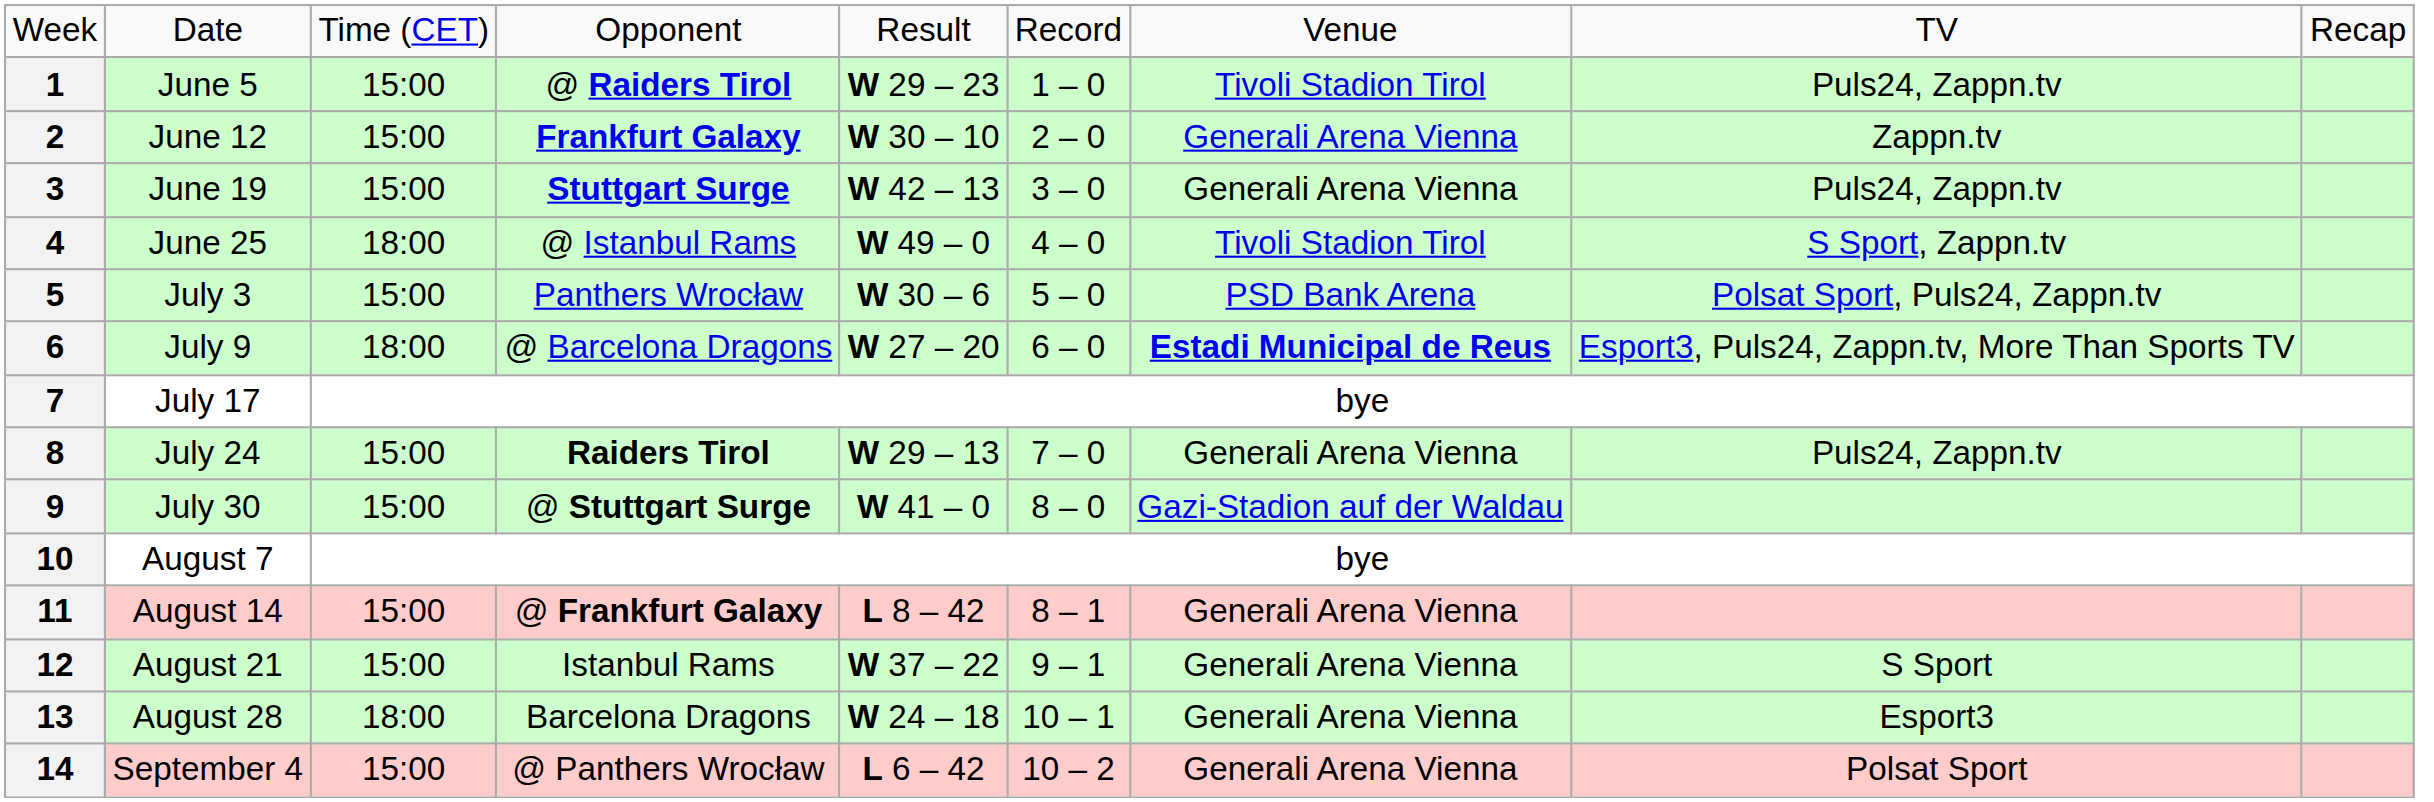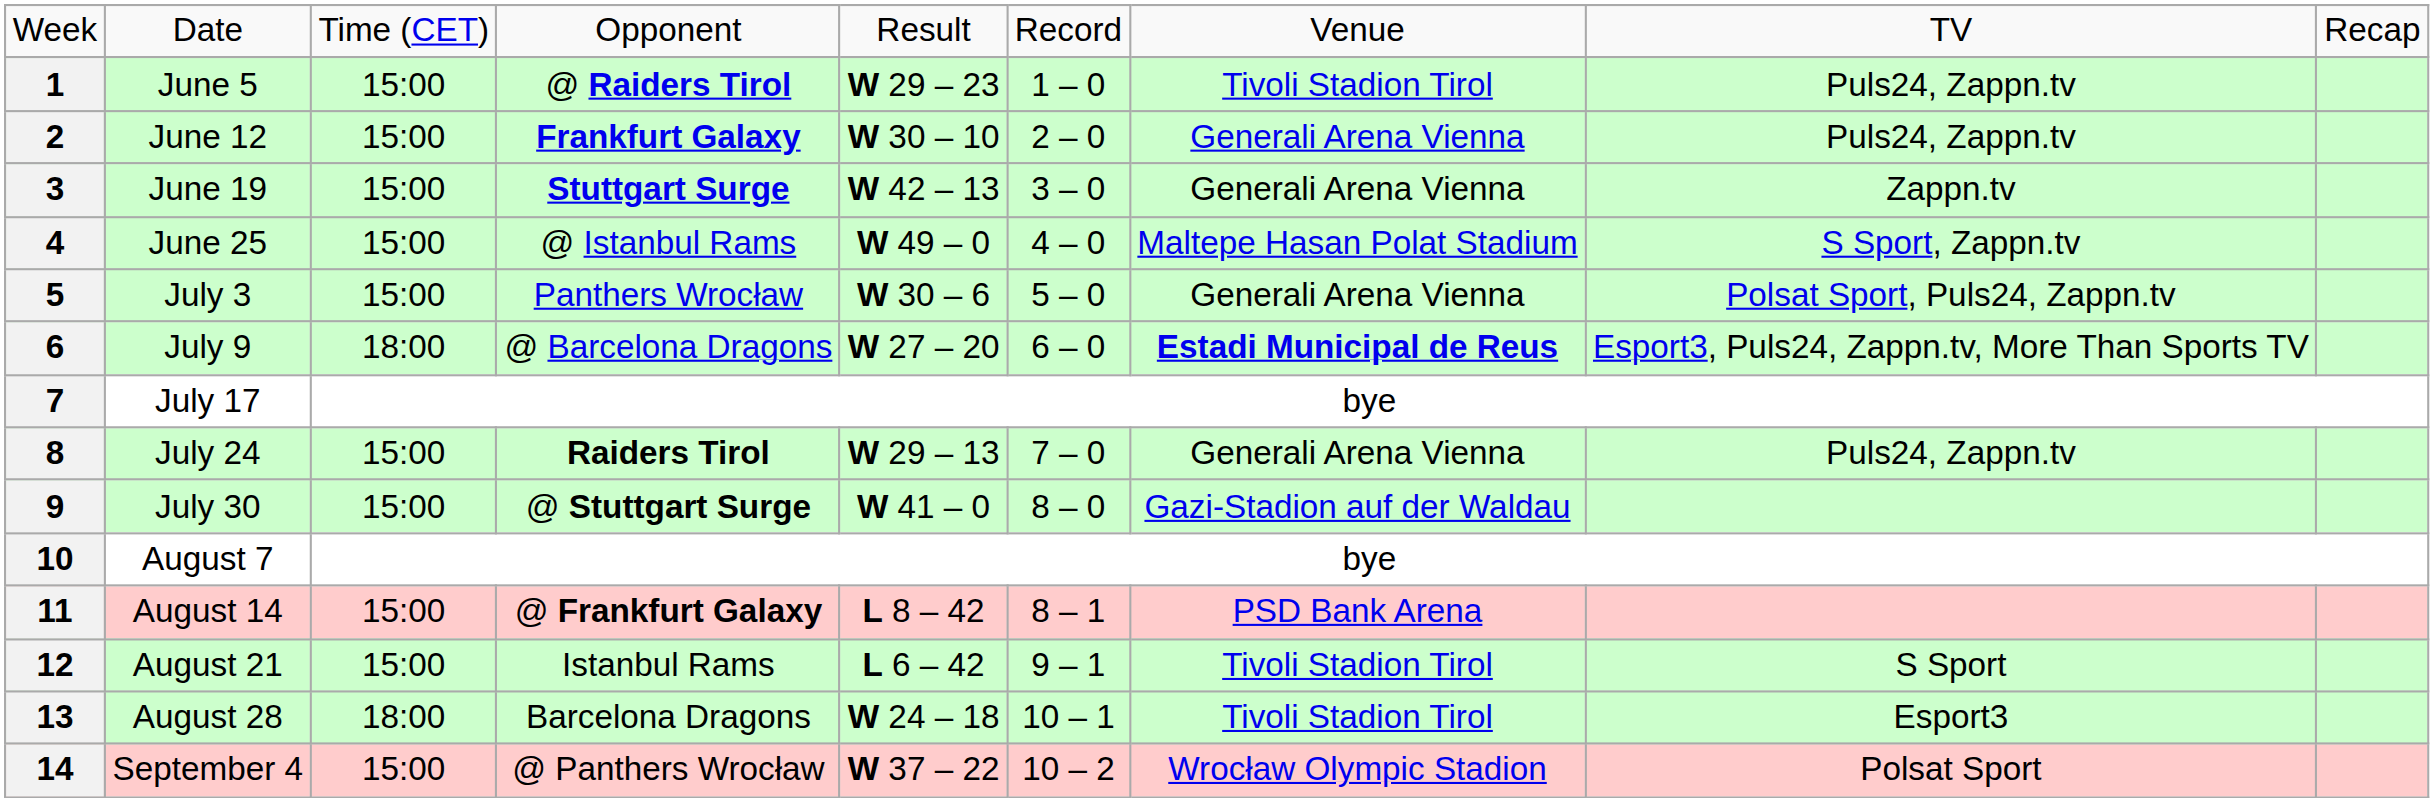(1937, 136) Zappn.tv -> (1951, 136) Puls24, Zappn.tv
(1937, 189) Puls24, Zappn.tv -> (1951, 189) Zappn.tv
(404, 242) 18:00 -> (404, 242) 15:00
(1350, 242) Tivoli Stadion Tirol -> (1358, 242) Maltepe Hasan Polat Stadium
(1350, 294) PSD Bank Arena -> (1357, 294) Generali Arena Vienna
(1350, 611) Generali Arena Vienna -> (1358, 611) PSD Bank Arena
(924, 664) W 37 – 22 -> (924, 664) L 6 – 42
(1350, 664) Generali Arena Vienna -> (1357, 664) Tivoli Stadion Tirol
(1350, 717) Generali Arena Vienna -> (1357, 717) Tivoli Stadion Tirol
(924, 769) L 6 – 42 -> (924, 769) W 37 – 22
(1350, 769) Generali Arena Vienna -> (1358, 769) Wrocław Olympic Stadion
